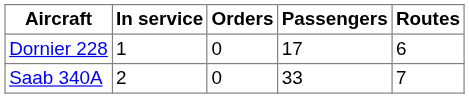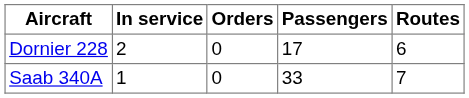(121, 48) 1 -> (121, 48) 2
(121, 78) 2 -> (121, 78) 1
